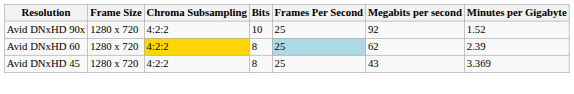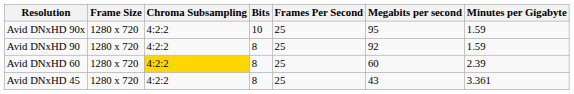(373, 30) 92 -> (373, 30) 95
(476, 30) 1.52 -> (476, 30) 1.59
+ row: (43, 47)
(280, 47) lightblue background -> (280, 64) no background
(373, 47) 62 -> (373, 64) 60
(479, 64) 3.369 -> (479, 81) 3.361
